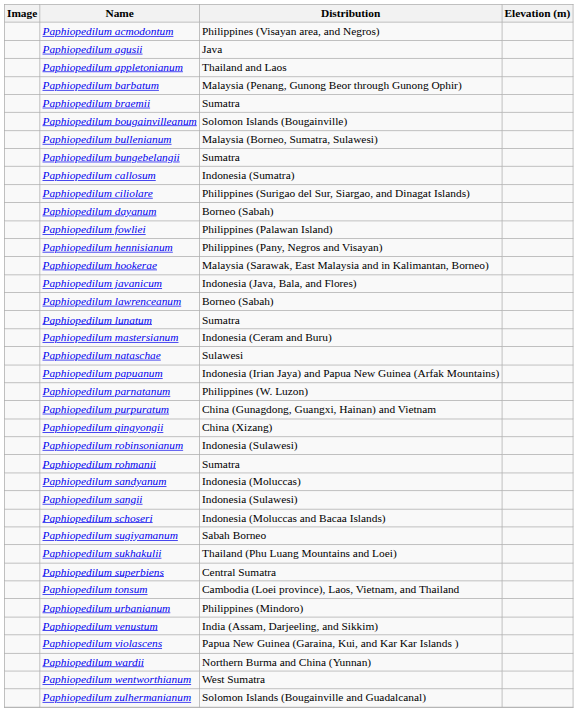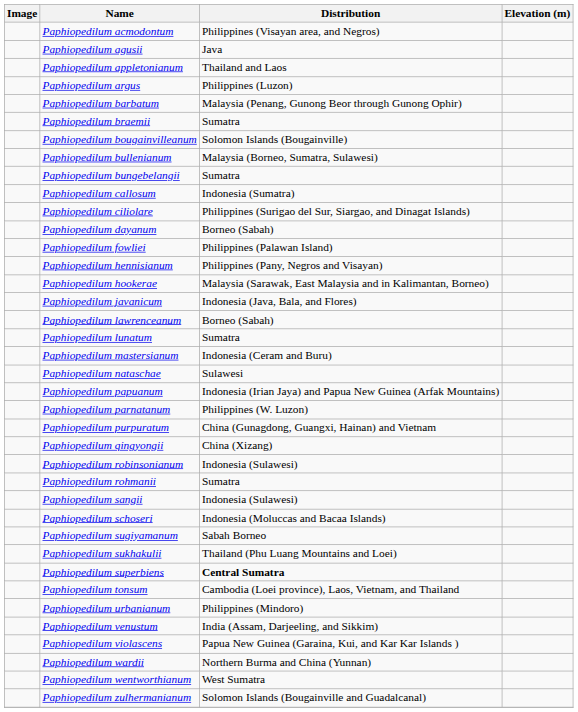+ row: (91, 85)
- row: (104, 481)
(239, 572) normal -> (243, 572) bold
